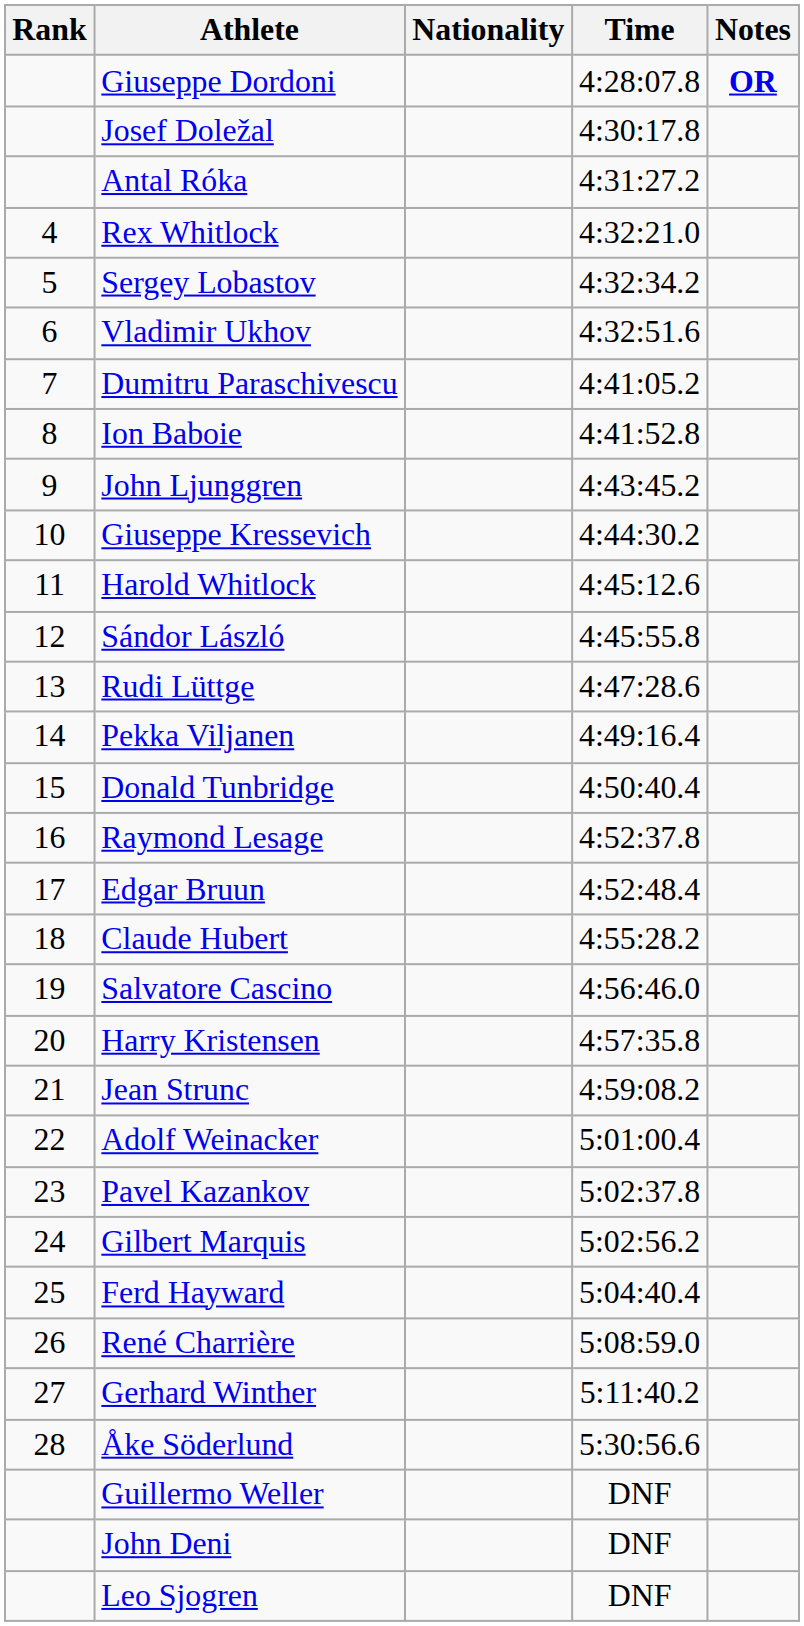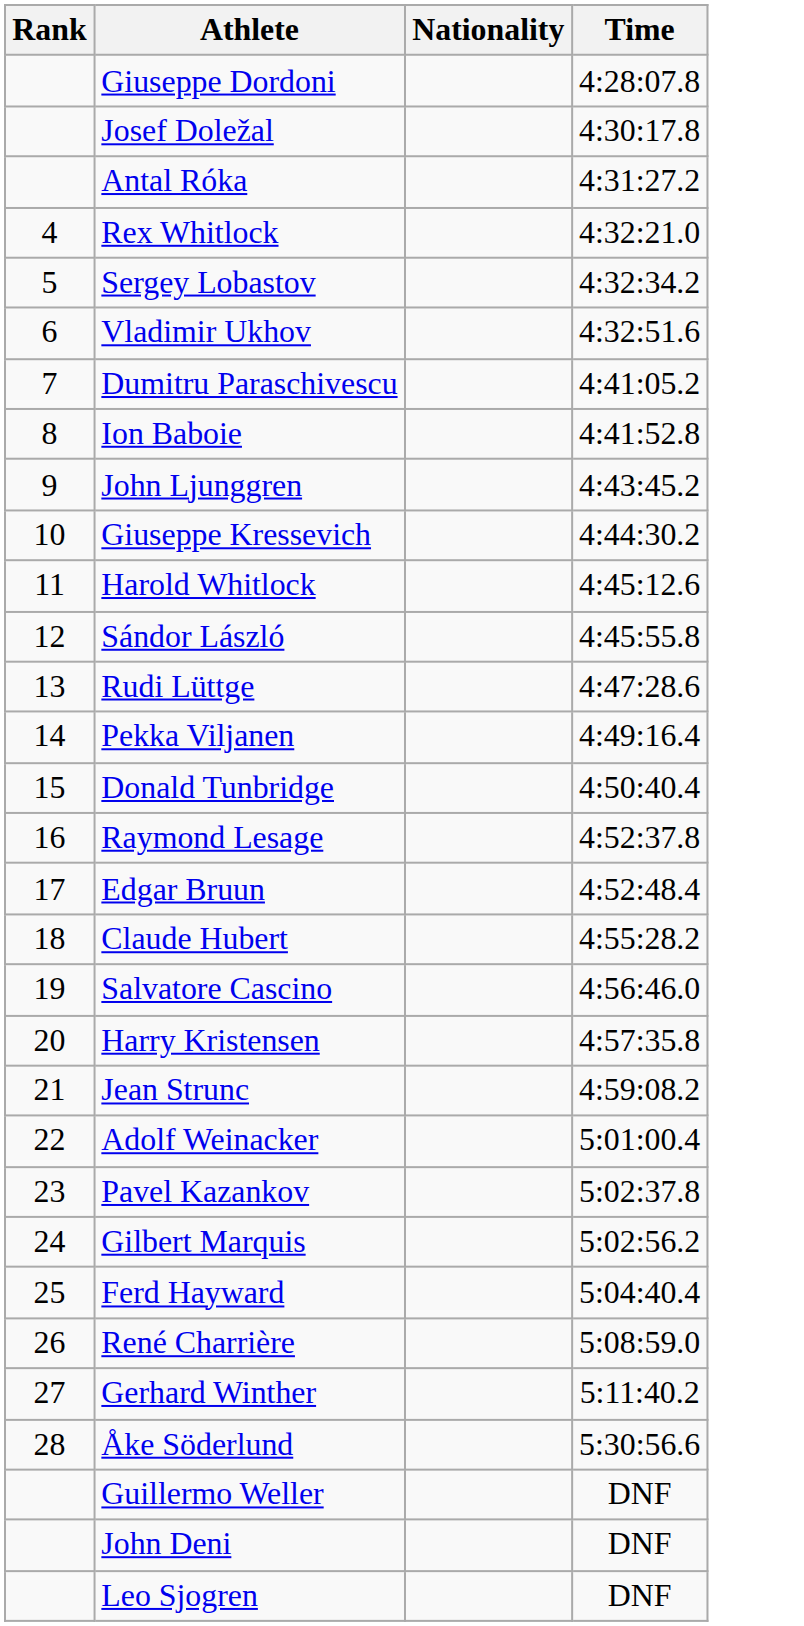- column: (753, 29)
